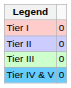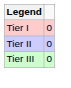- row: (30, 75)
